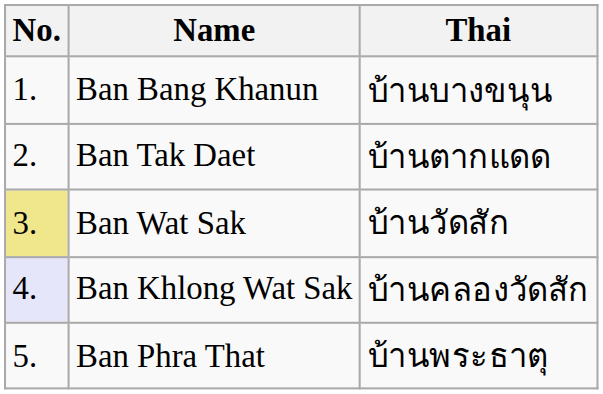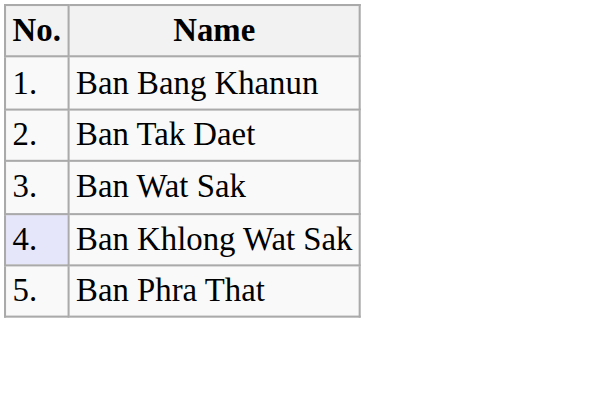- column: (478, 30)
(25, 222) khaki background -> (25, 186) no background
